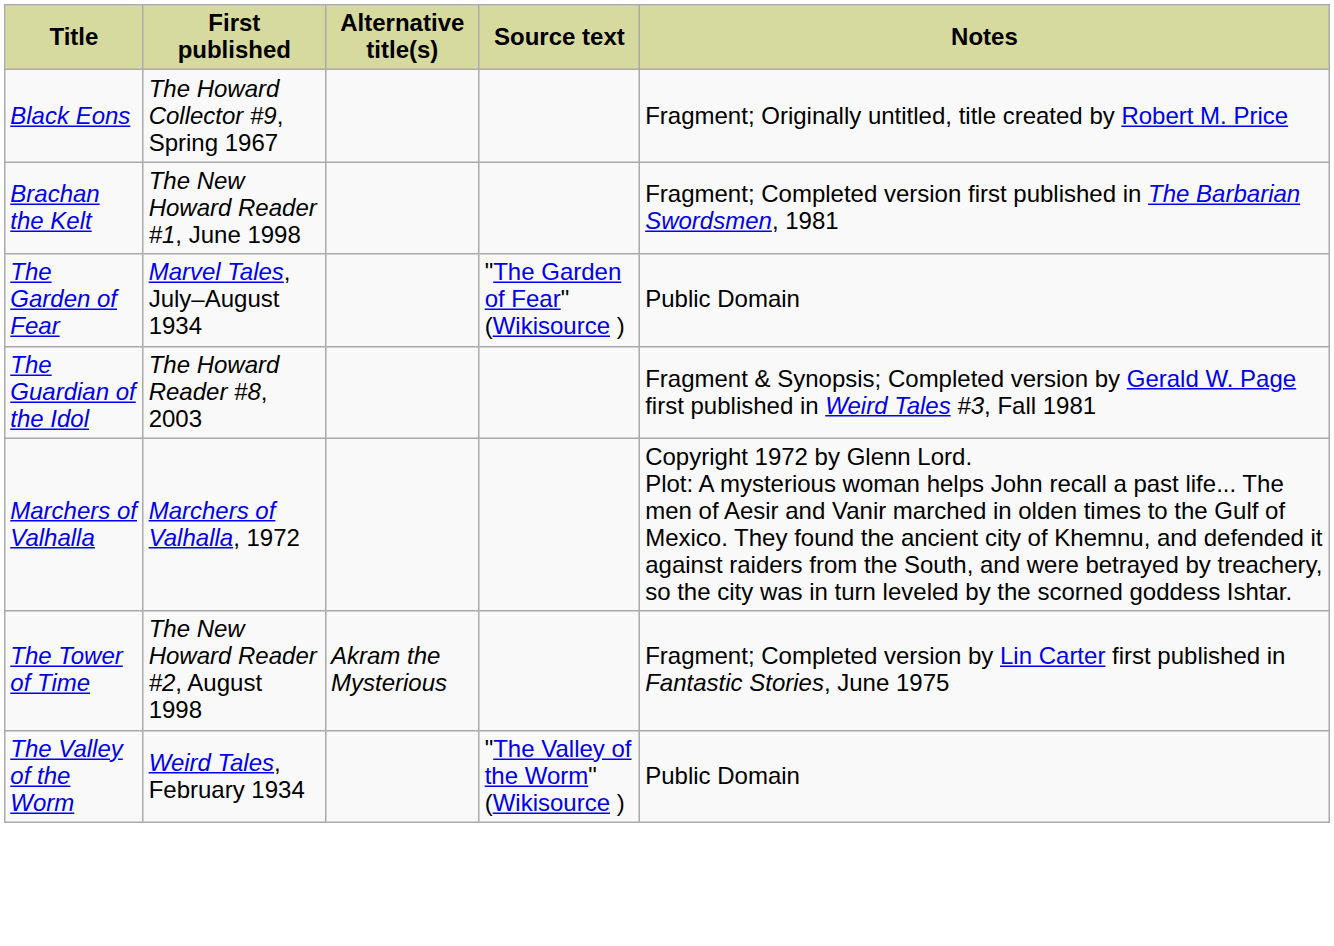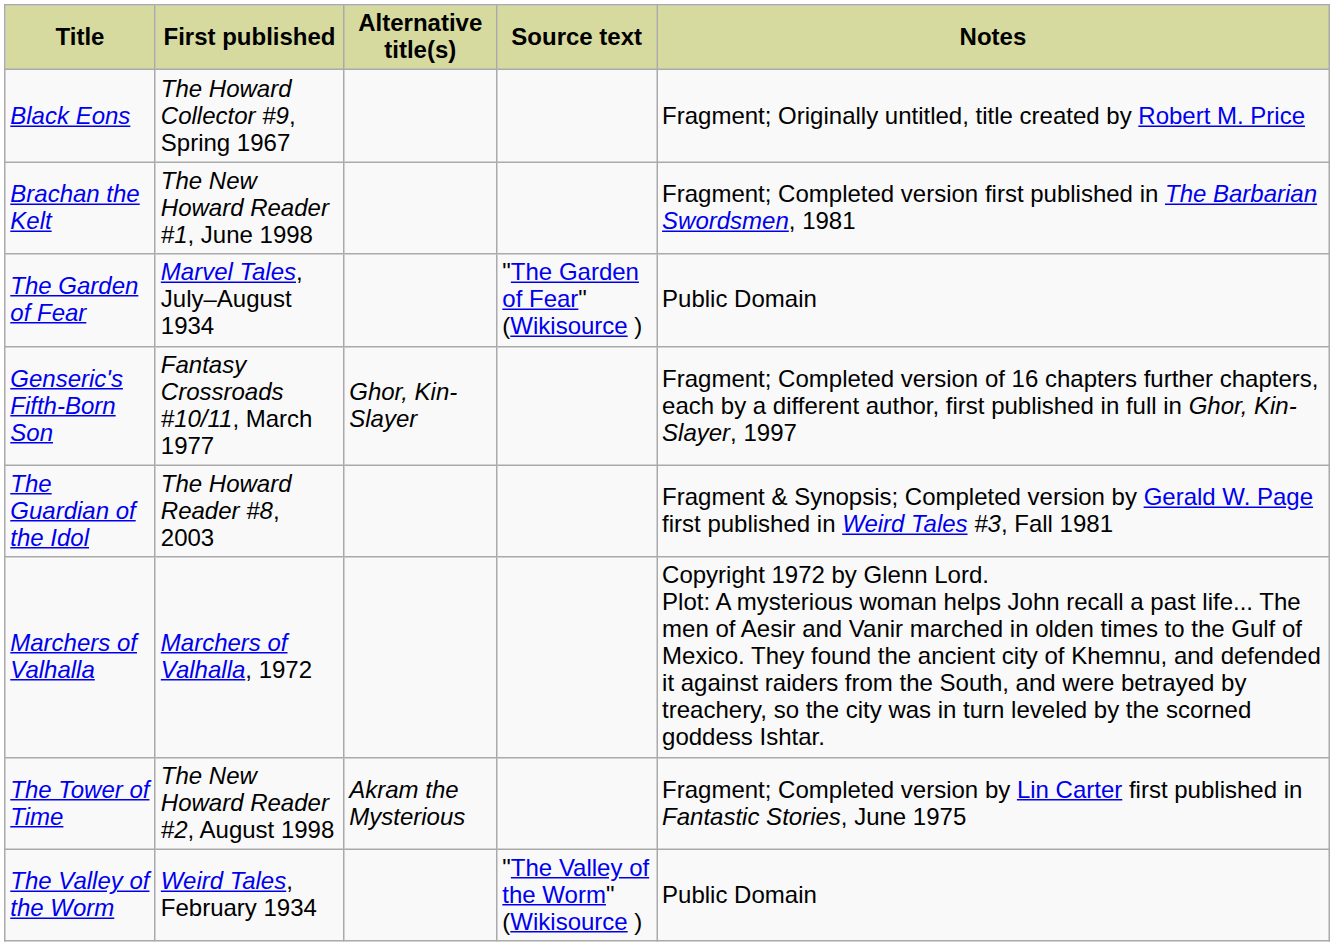+ row: (67, 405)
